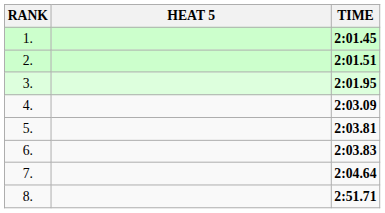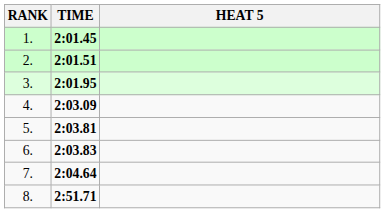columns swapped: (191, 16) <-> (355, 16)
